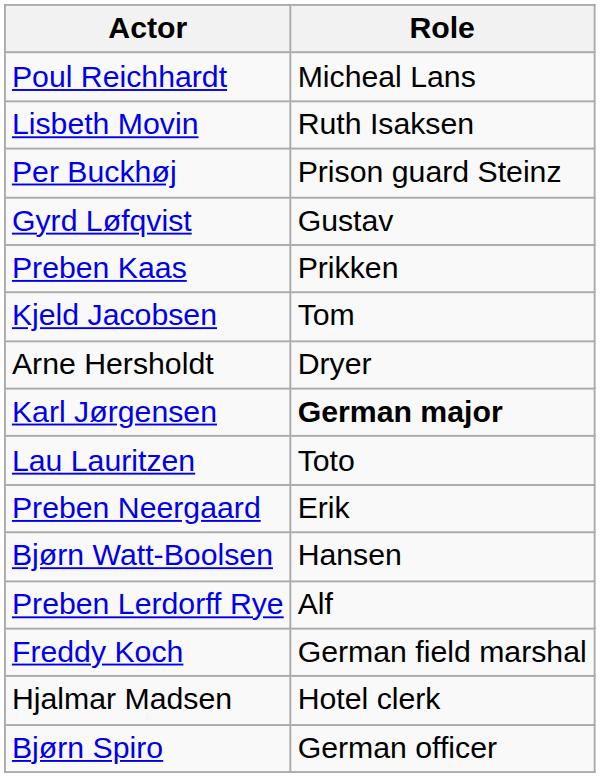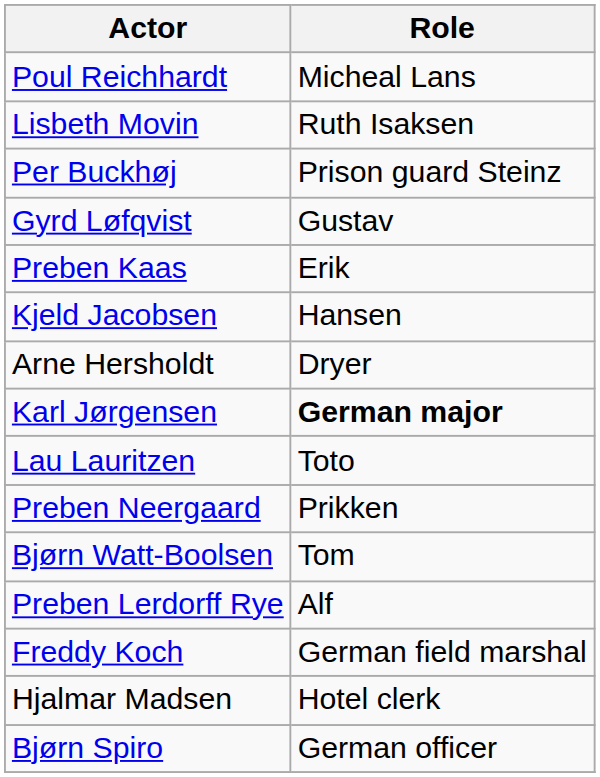(348, 268) Prikken -> (324, 268) Erik
(326, 316) Tom -> (350, 316) Hansen
(324, 508) Erik -> (348, 508) Prikken
(350, 556) Hansen -> (326, 556) Tom
